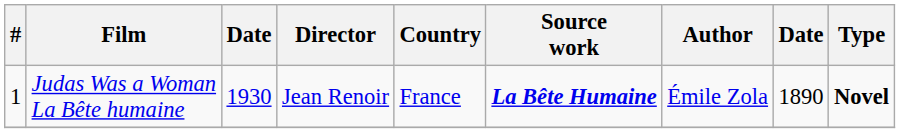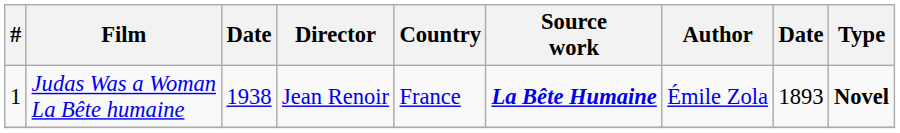(249, 96) 1930 -> (249, 96) 1938
(801, 96) 1890 -> (801, 96) 1893
